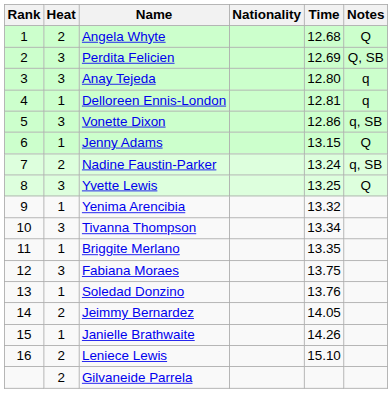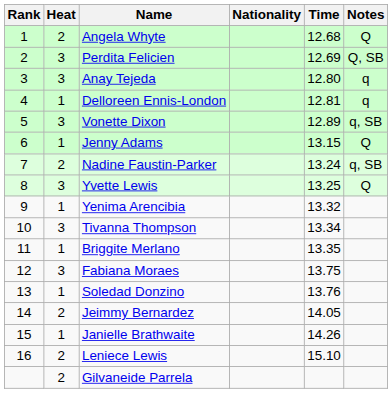(324, 121) 12.86 -> (324, 121) 12.89
